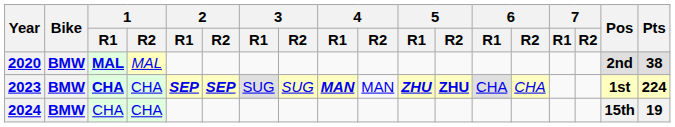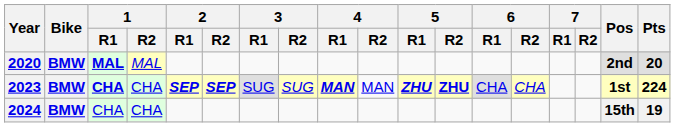(654, 63) 38 -> (654, 63) 20
